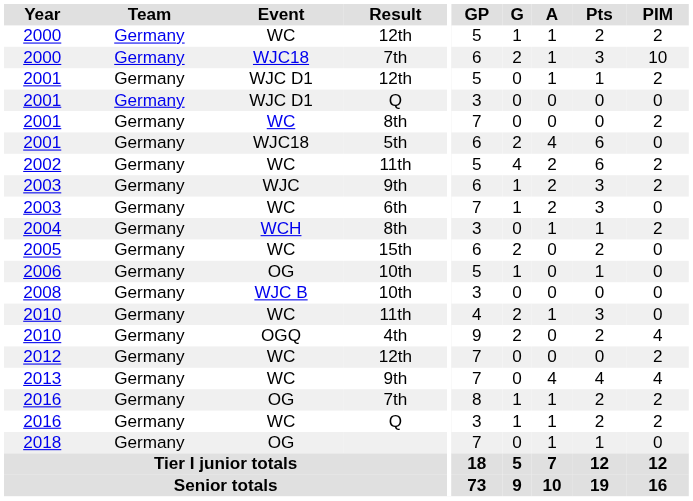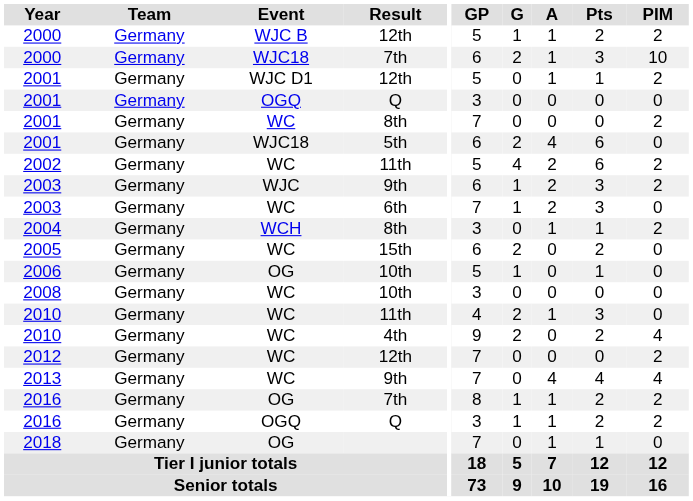(281, 36) WC -> (281, 36) WJC B
(281, 100) WJC D1 -> (281, 100) OGQ
(281, 292) WJC B -> (281, 292) WC
(281, 335) OGQ -> (281, 335) WC
(281, 421) WC -> (281, 421) OGQ
